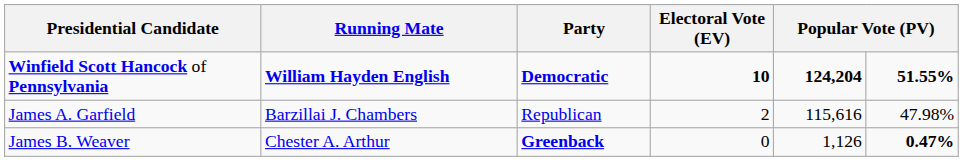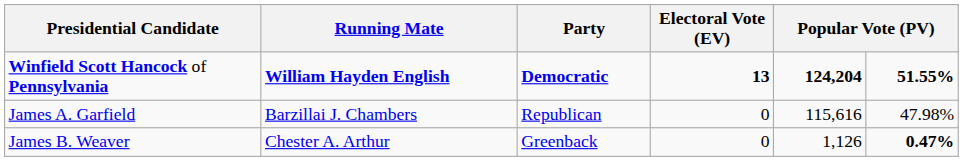(761, 76) 10 -> (761, 76) 13
(765, 113) 2 -> (765, 113) 0
(563, 141) bold -> (559, 141) normal
